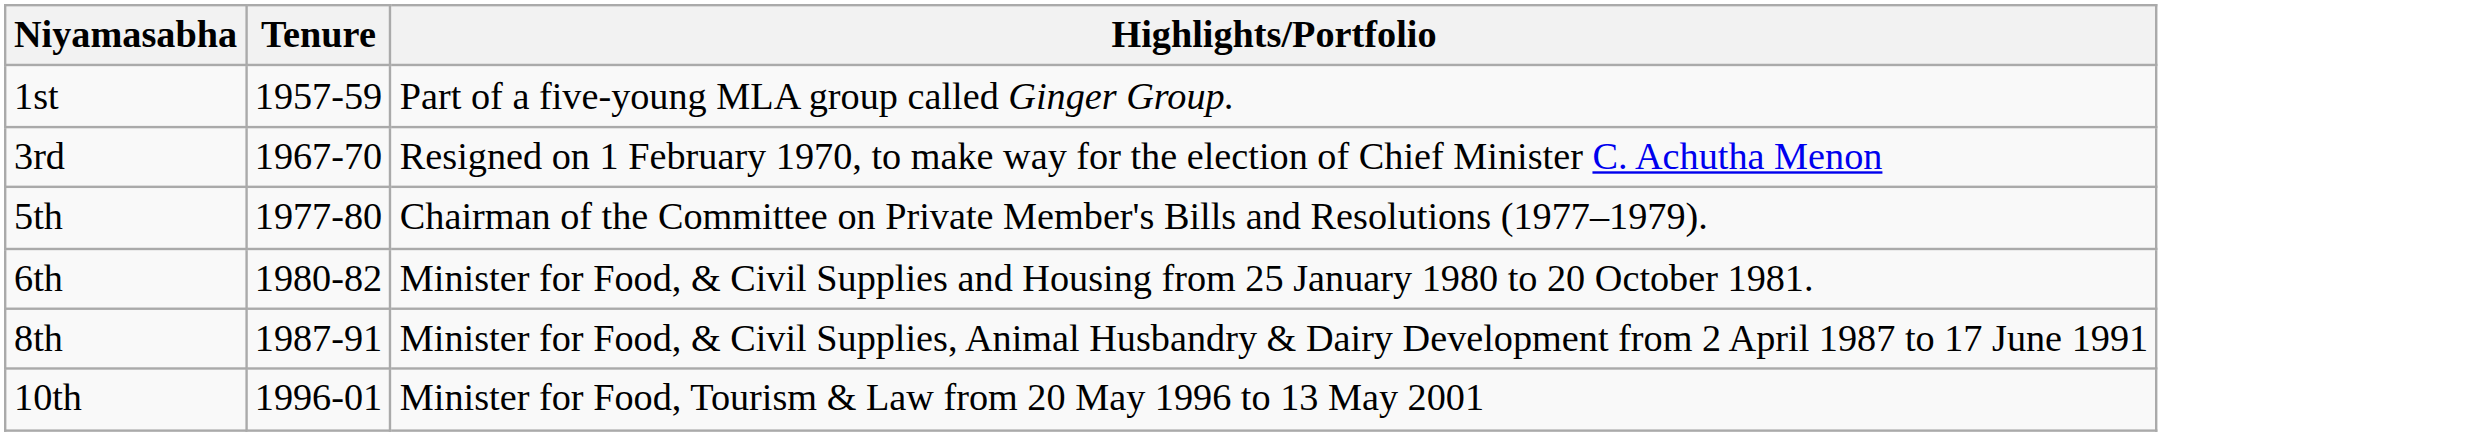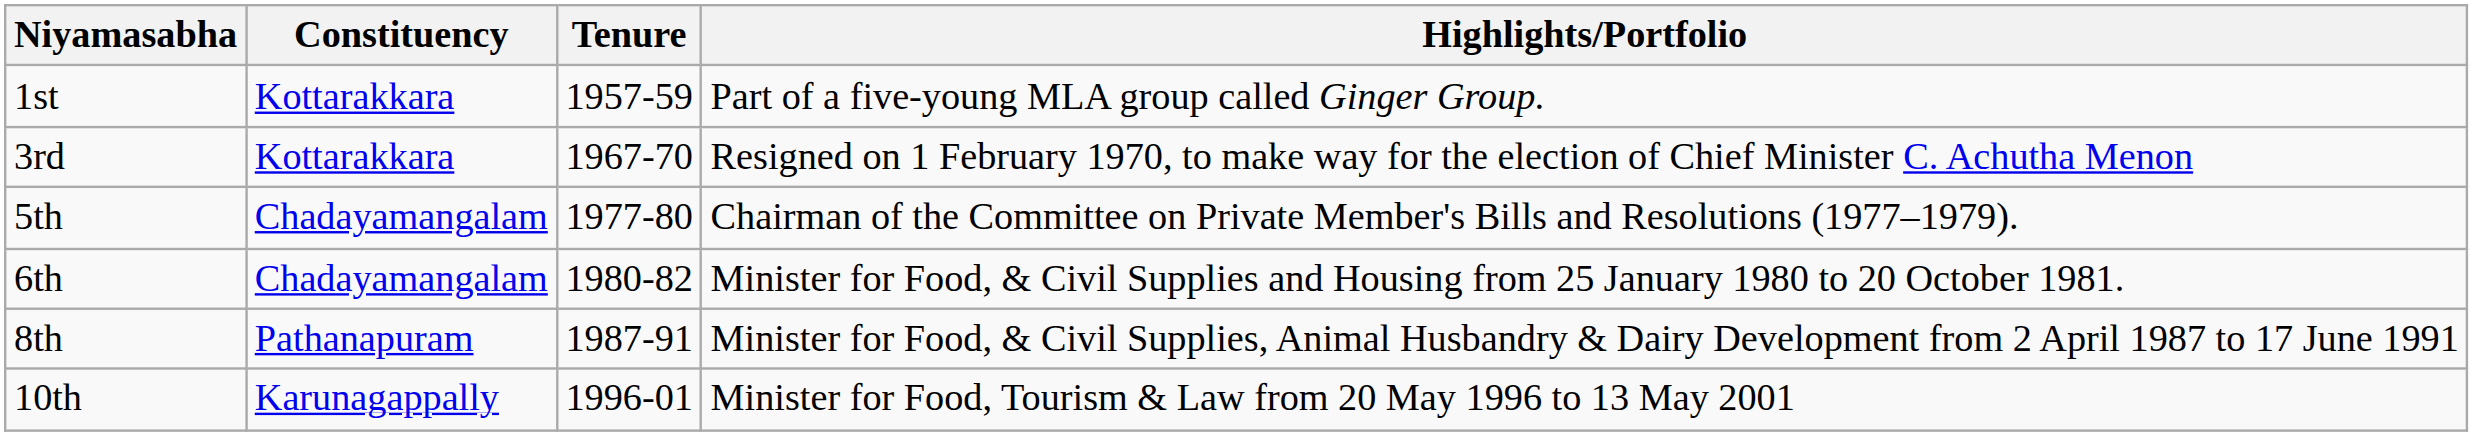+ column: (401, 34)
